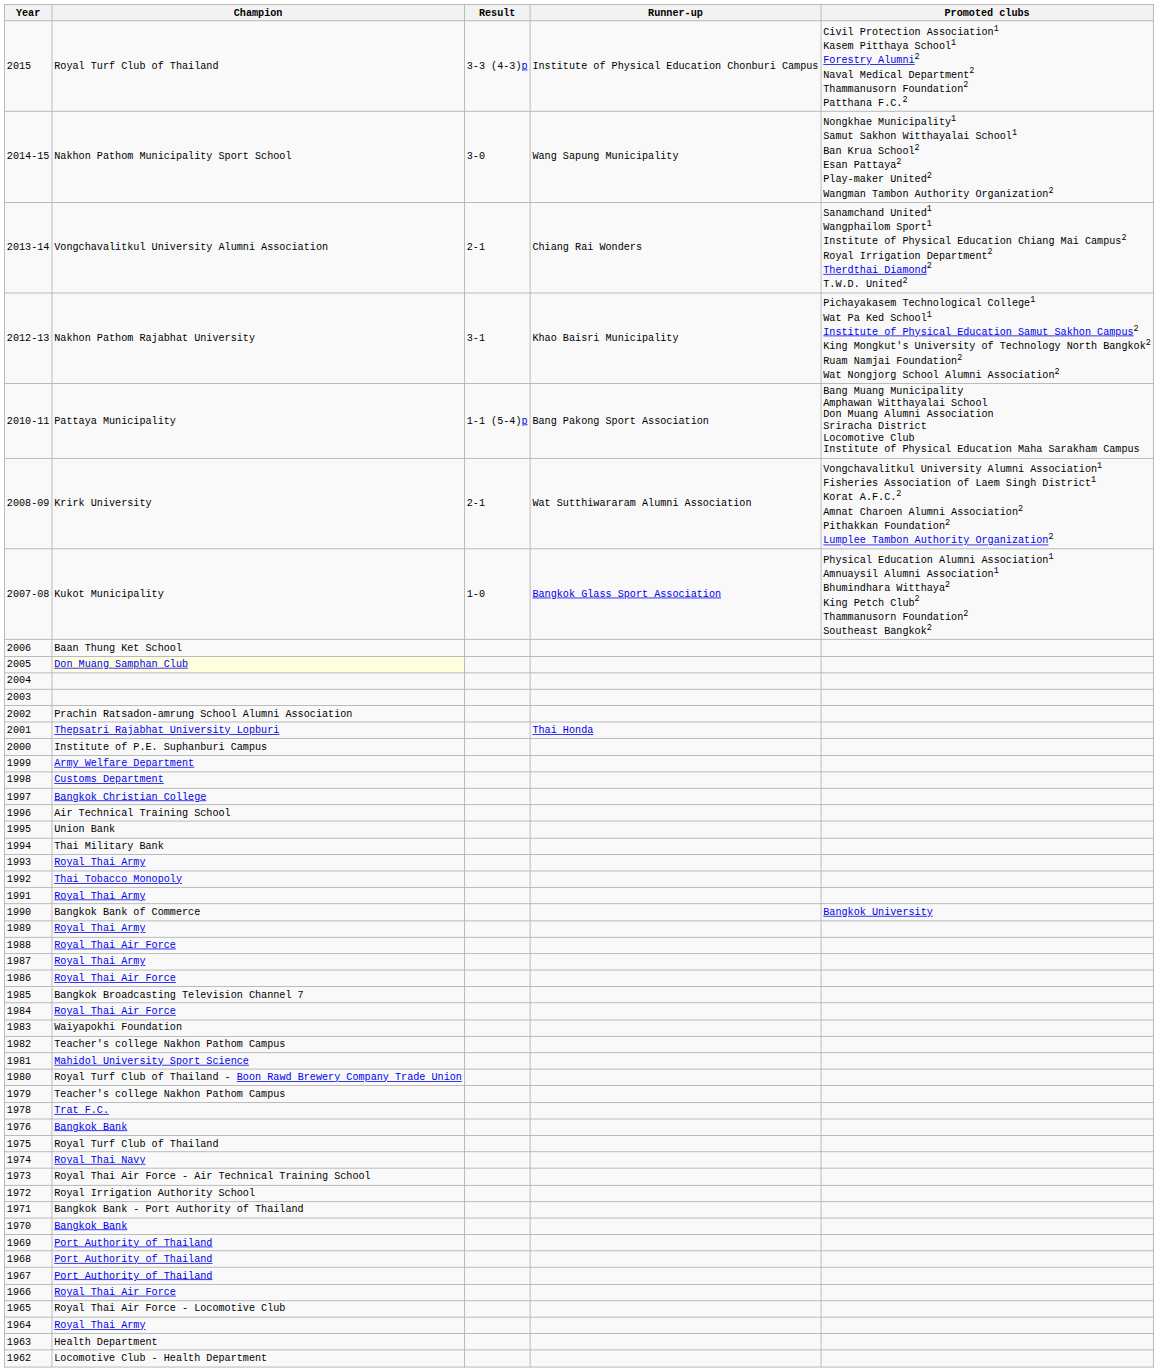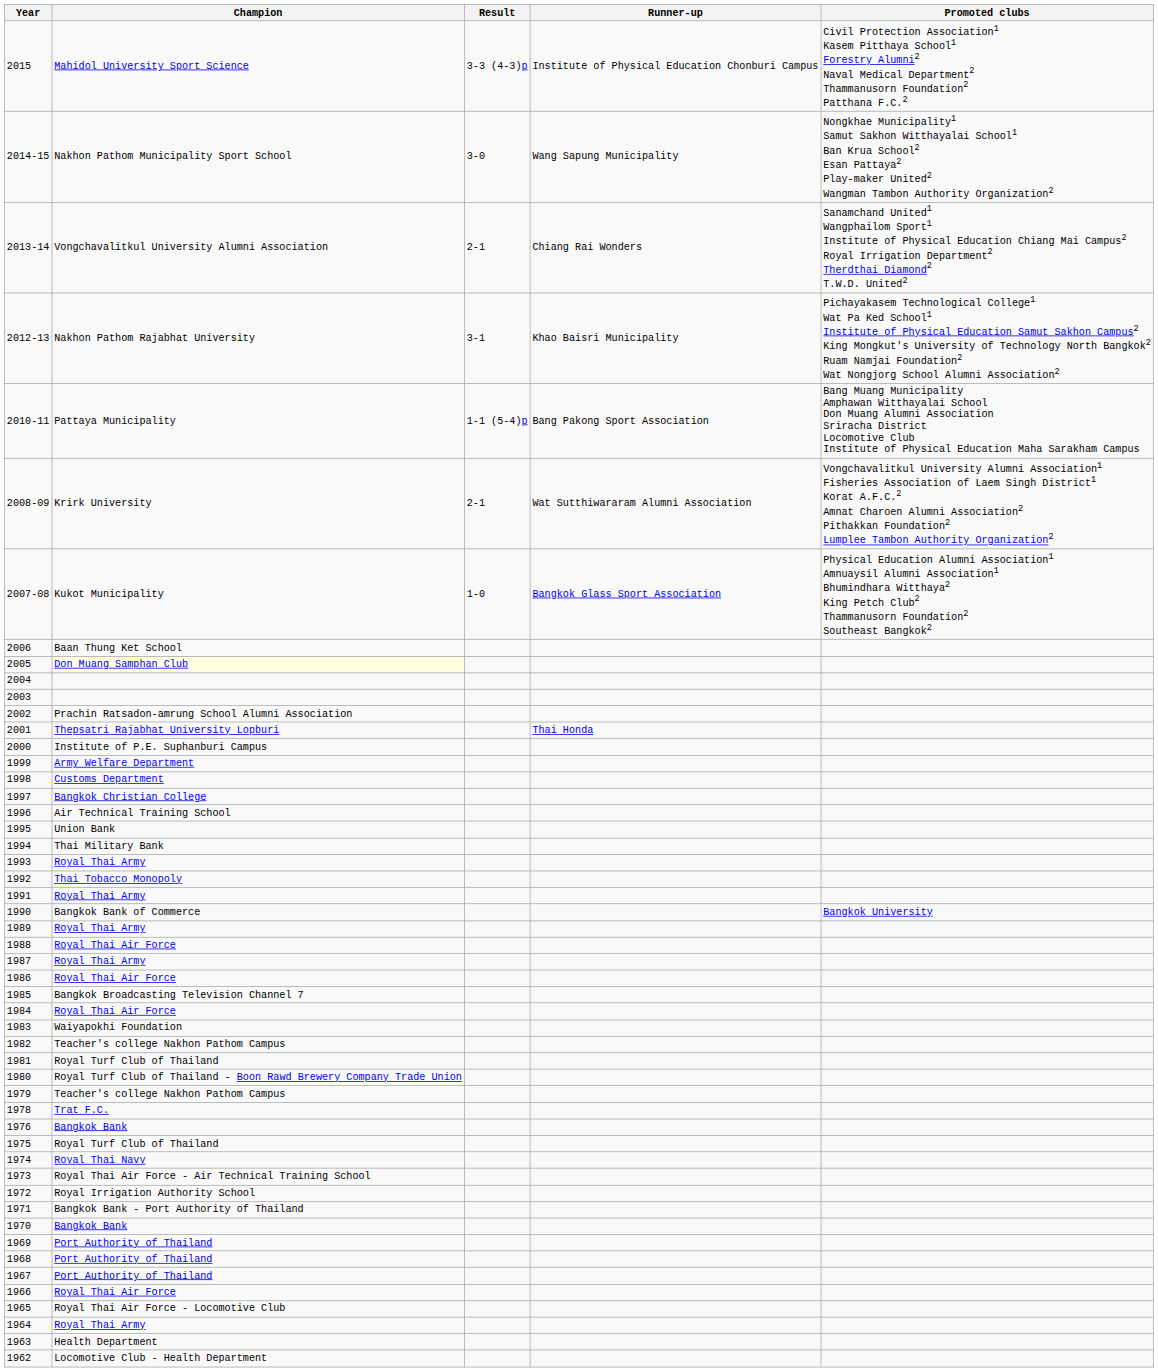(136, 66) Royal Turf Club of Thailand -> (152, 66) Mahidol University Sport Science
(152, 1061) Mahidol University Sport Science -> (136, 1061) Royal Turf Club of Thailand
